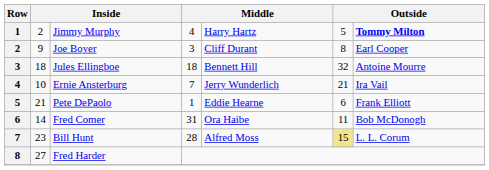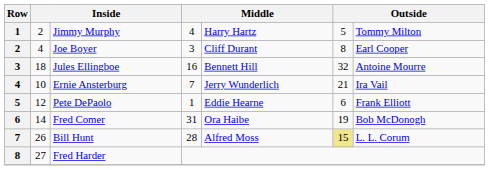(390, 31) bold -> (388, 31) normal
(40, 49) 9 -> (40, 49) 4
(192, 67) 18 -> (192, 67) 16
(40, 102) 21 -> (40, 102) 12
(343, 120) 11 -> (343, 120) 19
(40, 138) 23 -> (40, 138) 26
